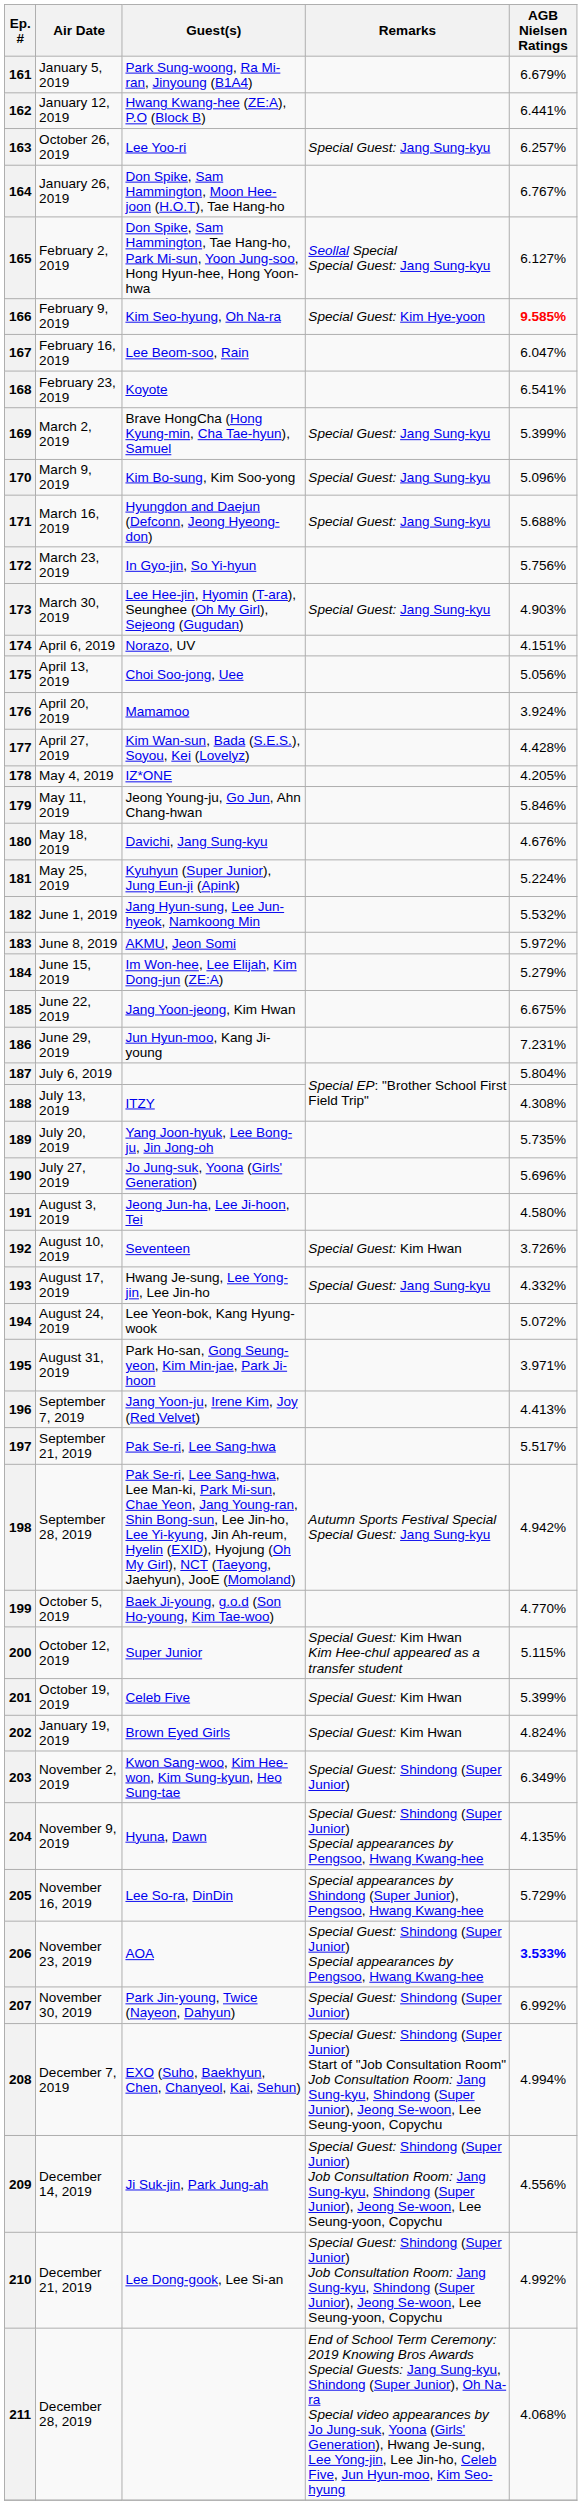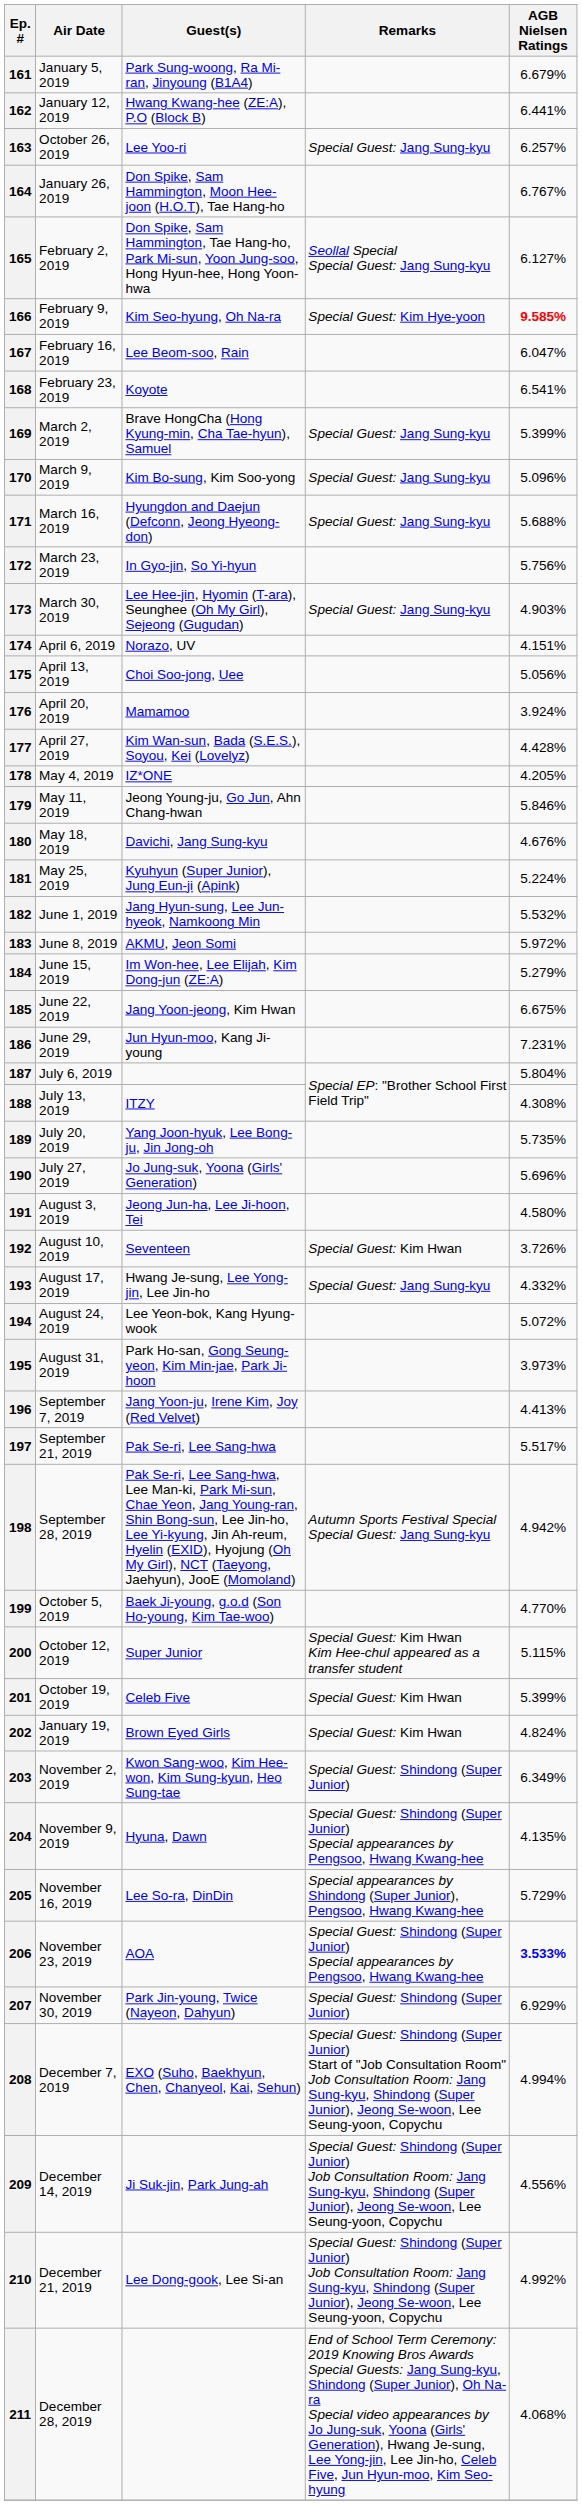(543, 1366) 3.971% -> (543, 1366) 3.973%
(543, 2006) 6.992% -> (543, 2006) 6.929%
